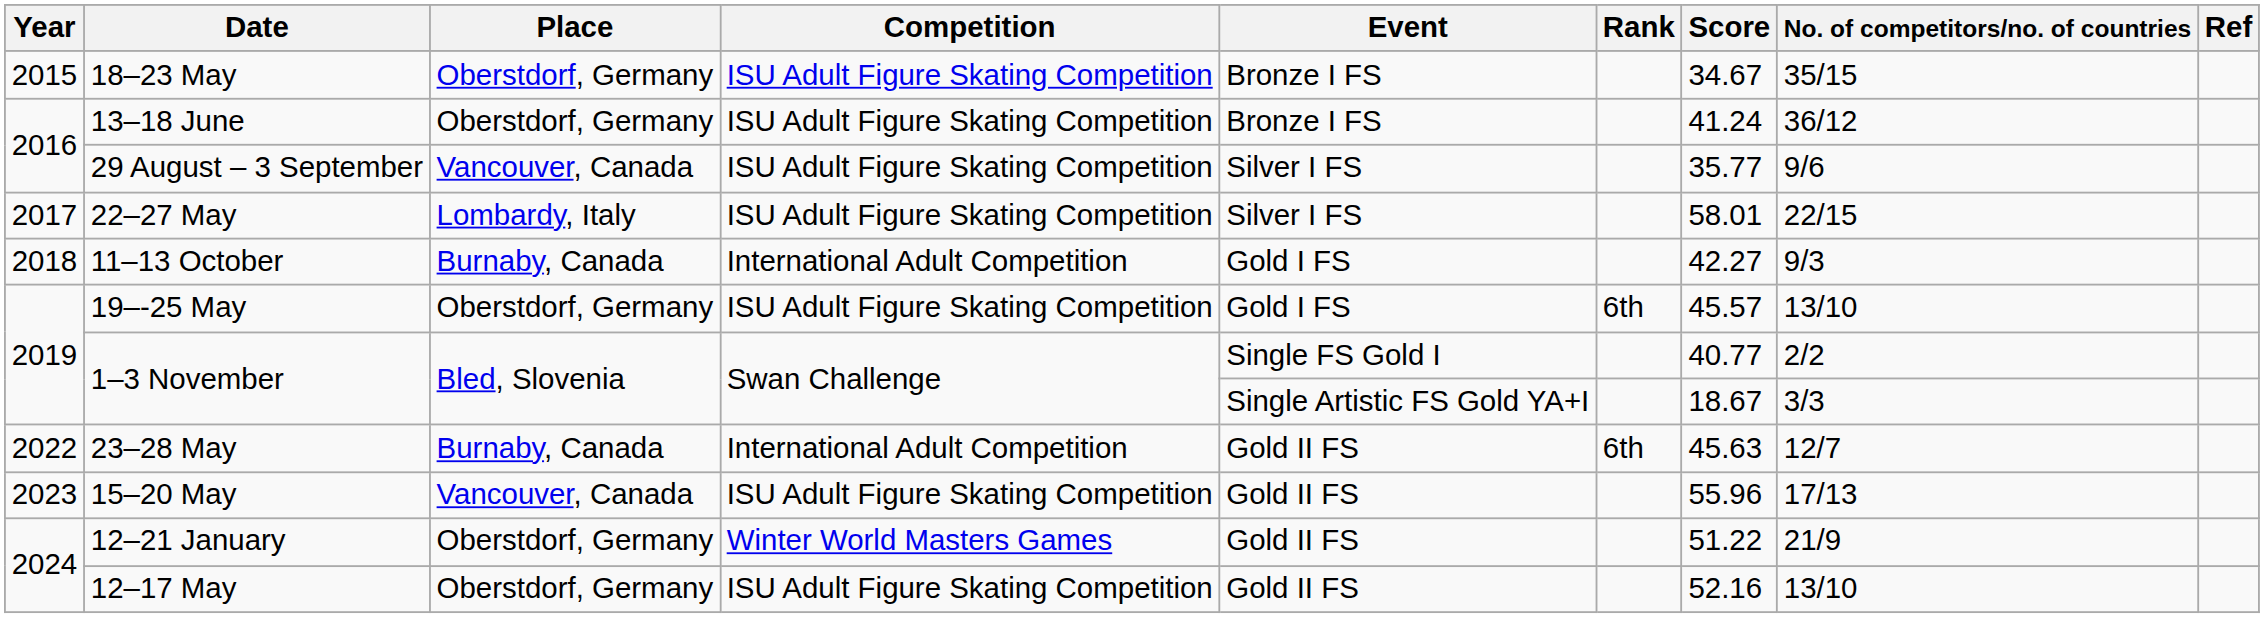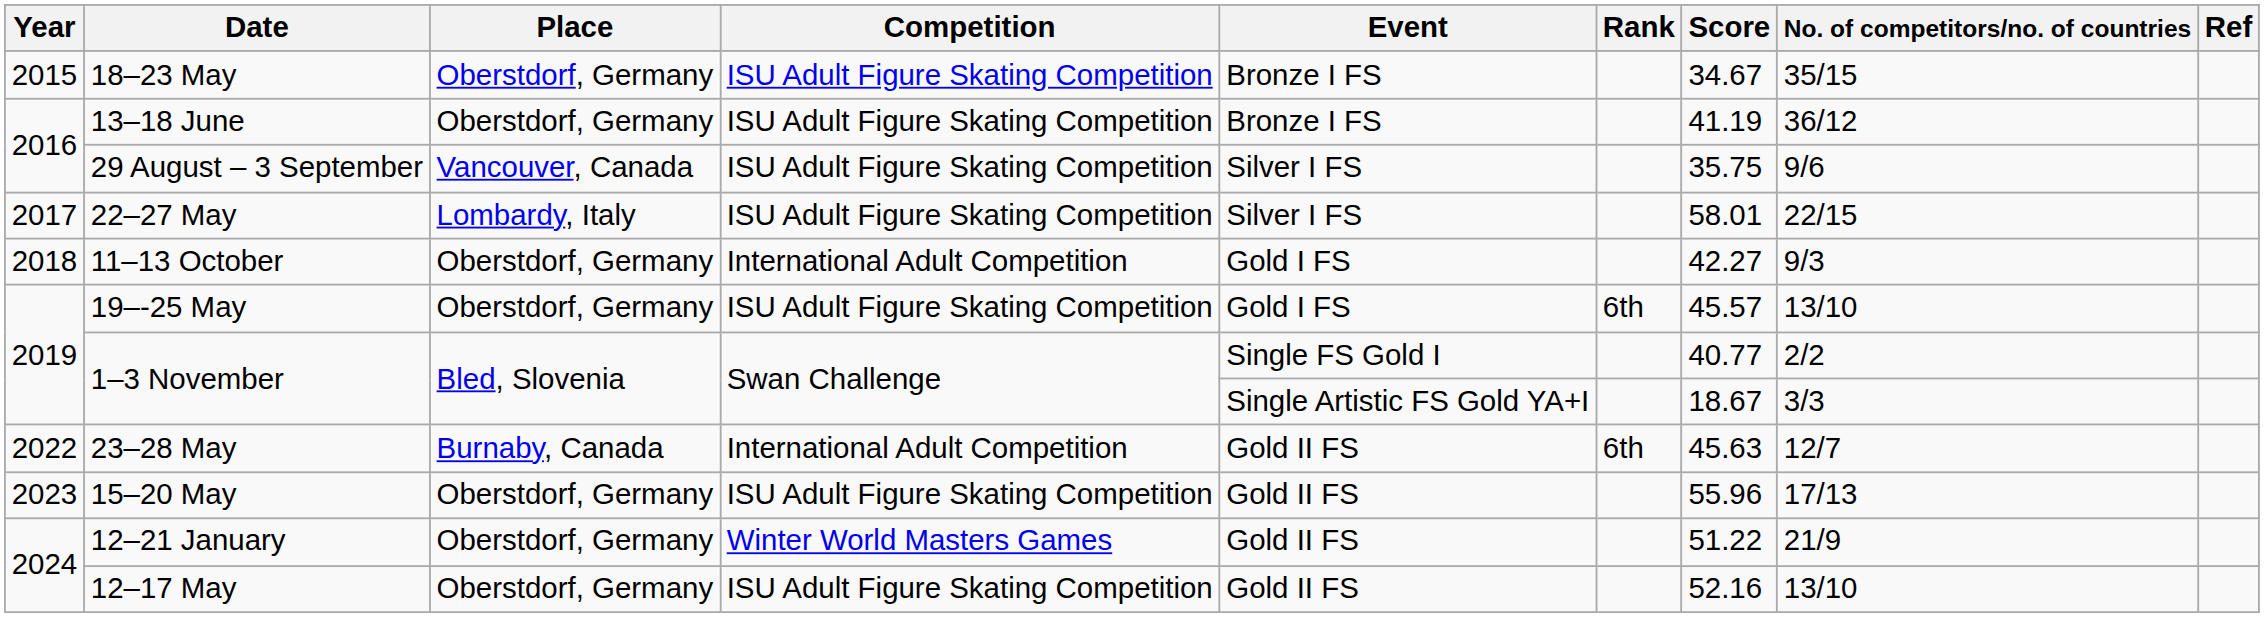(1725, 121) 41.24 -> (1725, 121) 41.19
(1725, 167) 35.77 -> (1725, 167) 35.75
(550, 261) Burnaby, Canada -> (575, 261) Oberstdorf, Germany
(565, 494) Vancouver, Canada -> (575, 494) Oberstdorf, Germany
